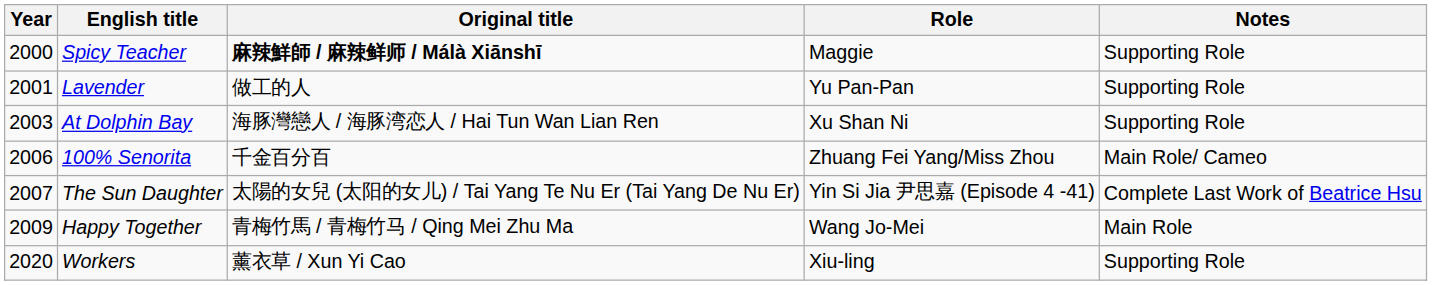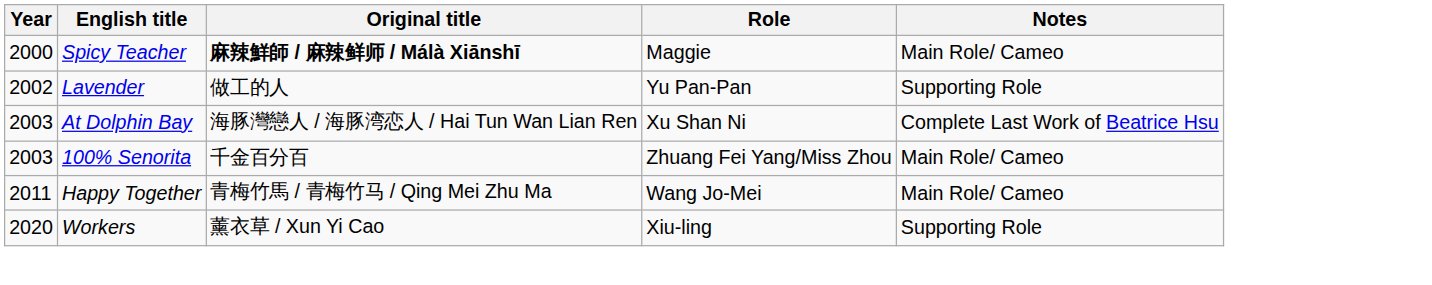(1174, 53) Supporting Role -> (982, 53) Main Role/ Cameo
(31, 88) 2001 -> (31, 88) 2002
(1174, 122) Supporting Role -> (1060, 122) Complete Last Work of Beatrice Hsu
(31, 157) 2006 -> (31, 157) 2003
- row: (142, 192)
(31, 227) 2009 -> (30, 192) 2011
(1148, 227) Main Role -> (982, 192) Main Role/ Cameo
